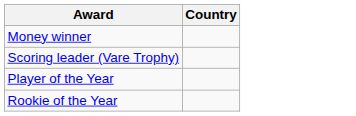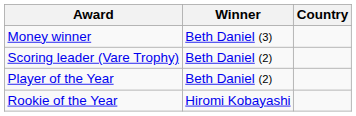+ column: (238, 15)
